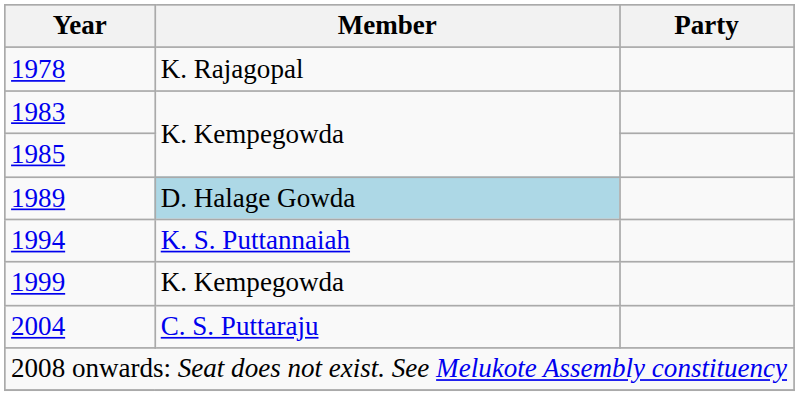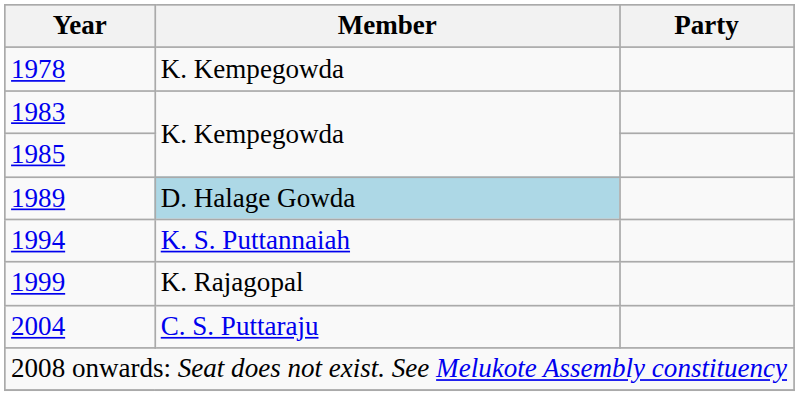(232, 68) K. Rajagopal -> (252, 68) K. Kempegowda
(252, 283) K. Kempegowda -> (232, 283) K. Rajagopal
